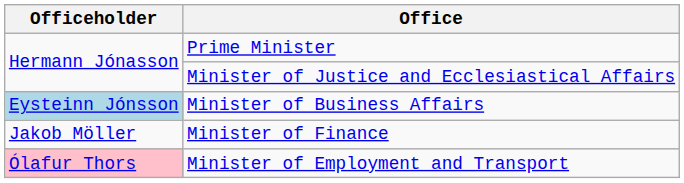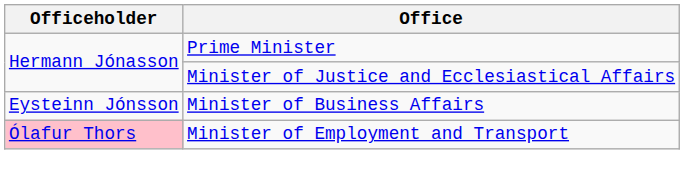(94, 106) lightblue background -> (94, 106) no background
- row: (288, 134)
